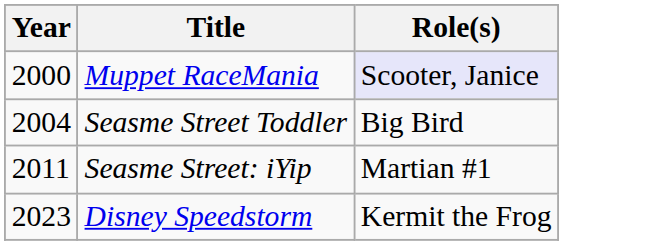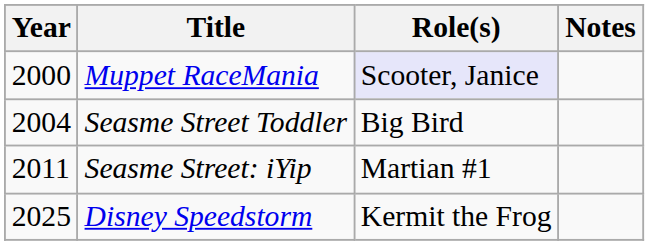+ column: (601, 27)
(41, 215) 2023 -> (41, 215) 2025
